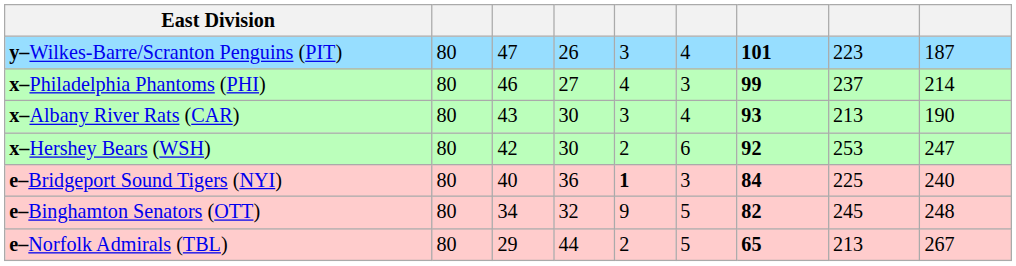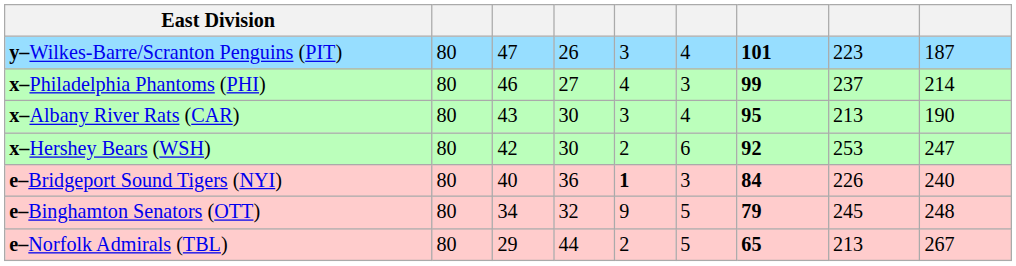(751, 116) 93 -> (751, 116) 95
(848, 180) 225 -> (848, 180) 226
(751, 212) 82 -> (751, 212) 79
